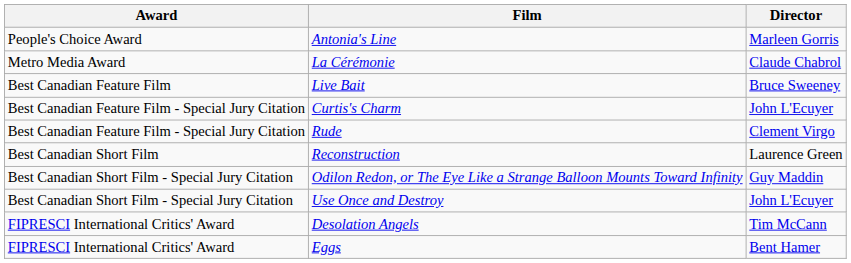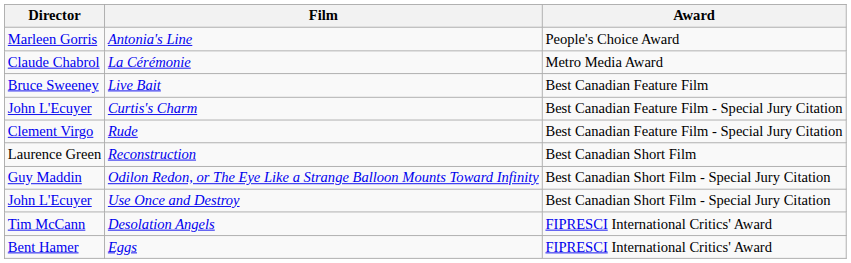columns swapped: (156, 16) <-> (796, 16)
